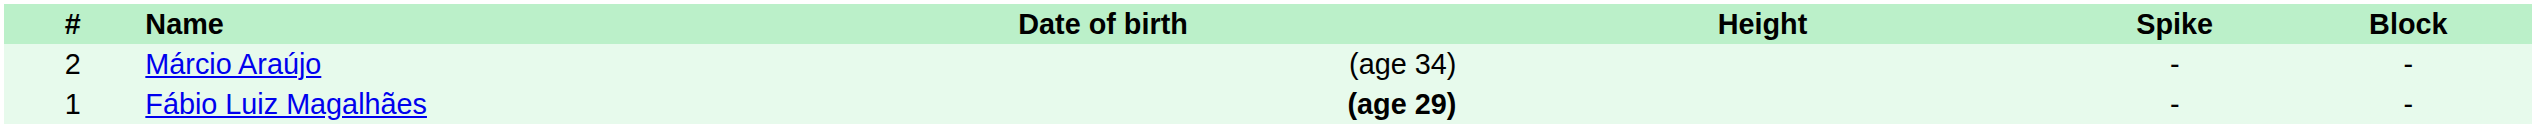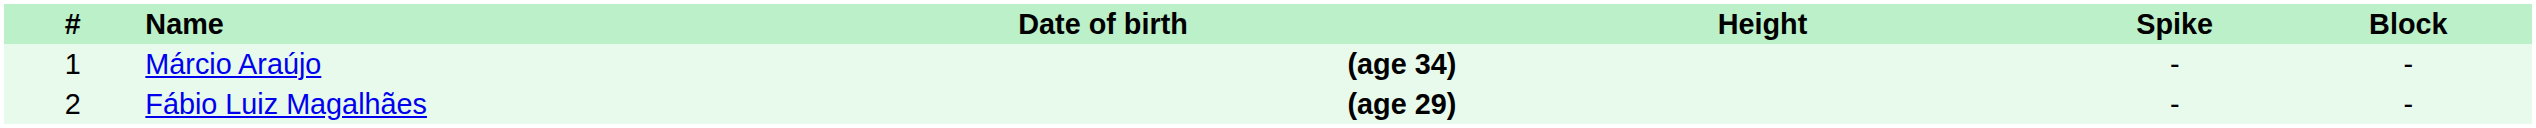(73, 64) 2 -> (73, 64) 1
(1403, 64) normal -> (1402, 64) bold
(73, 104) 1 -> (73, 104) 2
